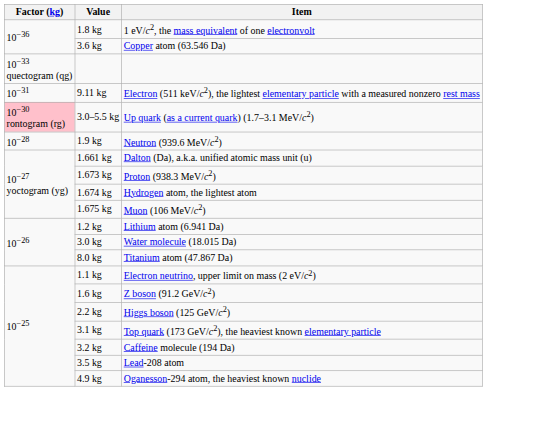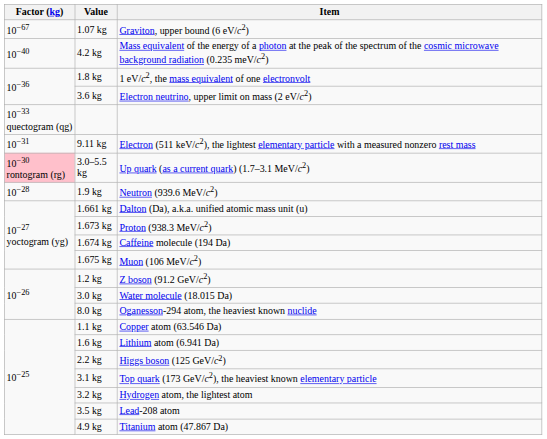+ row: (92, 29)
+ row: (89, 53)
(175, 46) Copper atom (63.546 Da) -> (215, 95) Electron neutrino, upper limit on mass (2 eV/c2)
(190, 192) Hydrogen atom, the lightest atom -> (175, 243) Caffeine molecule (194 Da)
(174, 226) Lithium atom (6.941 Da) -> (165, 278) Z boson (91.2 GeV/c2)
(178, 257) Titanium atom (47.867 Da) -> (218, 311) Oganesson-294 atom, the heaviest known nuclide
(220, 275) Electron neutrino, upper limit on mass (2 eV/c2) -> (170, 327) Copper atom (63.546 Da)
(169, 293) Z boson (91.2 GeV/c2) -> (169, 342) Lithium atom (6.941 Da)
(179, 347) Caffeine molecule (194 Da) -> (186, 395) Hydrogen atom, the lightest atom
(222, 378) Oganesson-294 atom, the heaviest known nuclide -> (174, 426) Titanium atom (47.867 Da)
